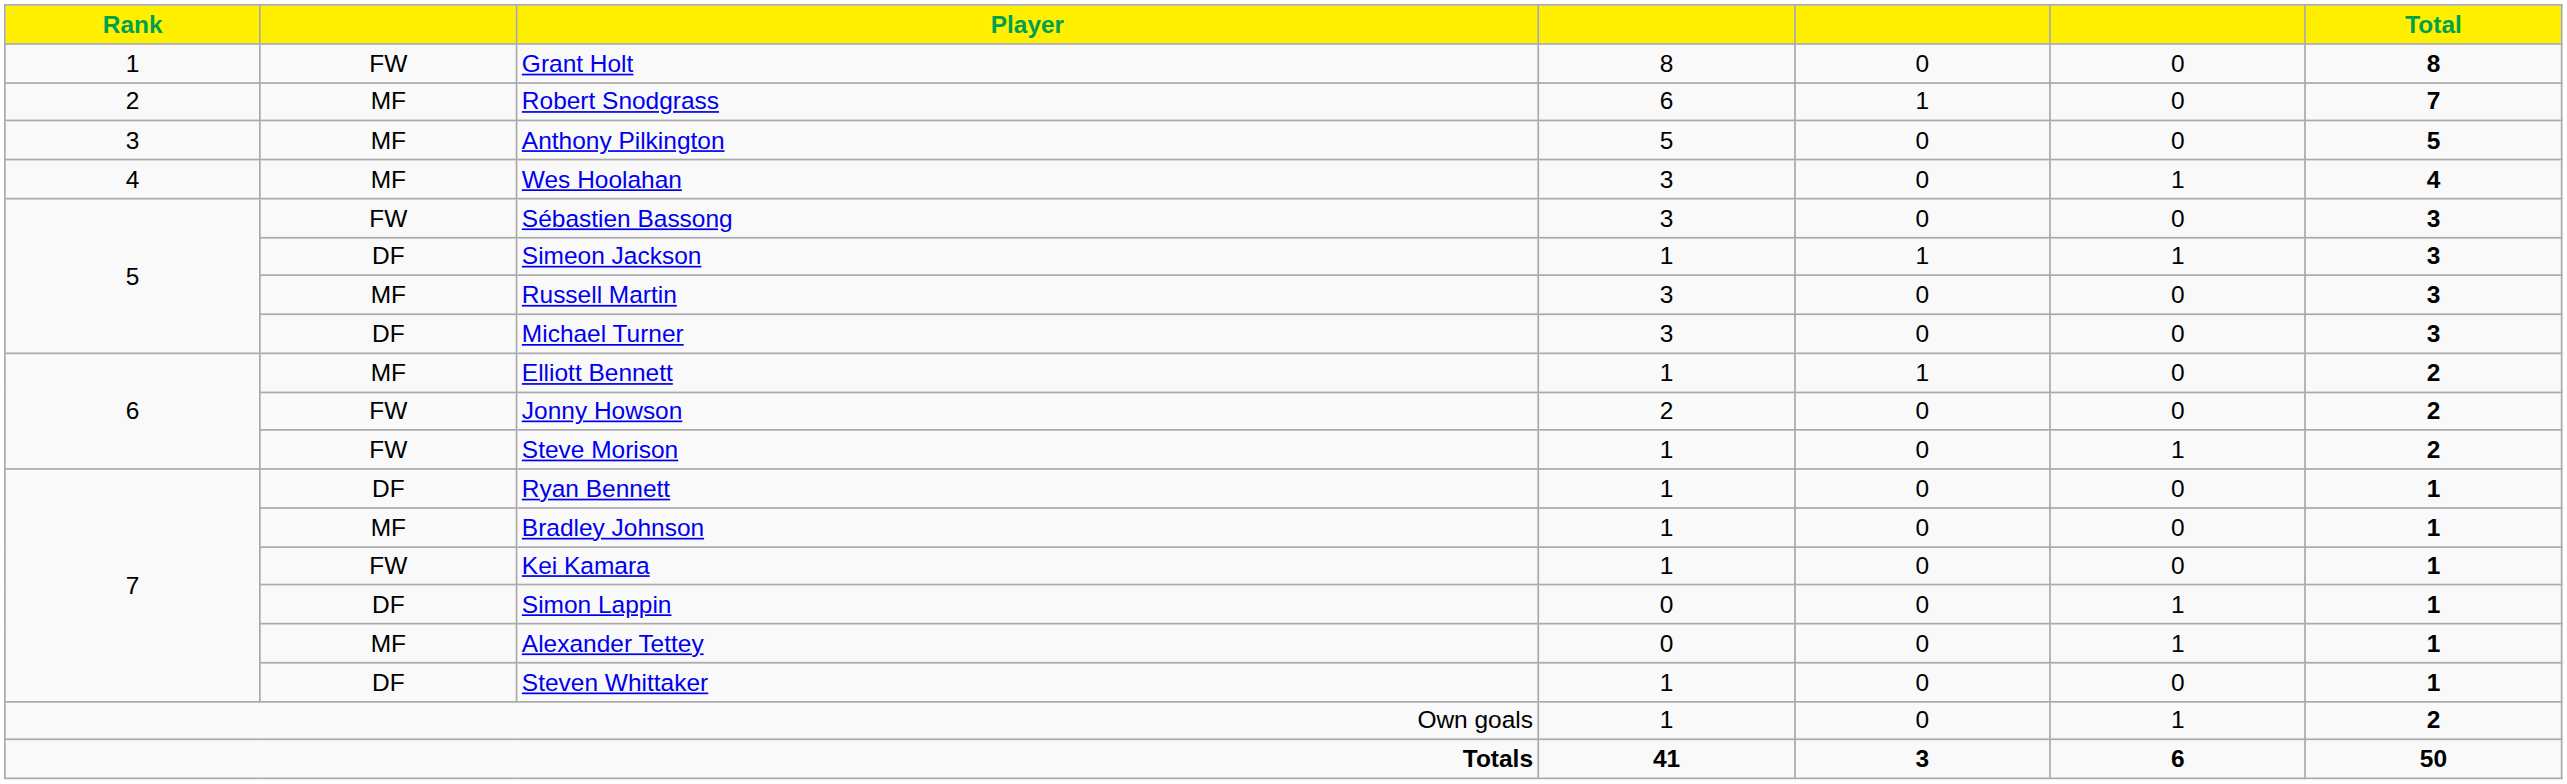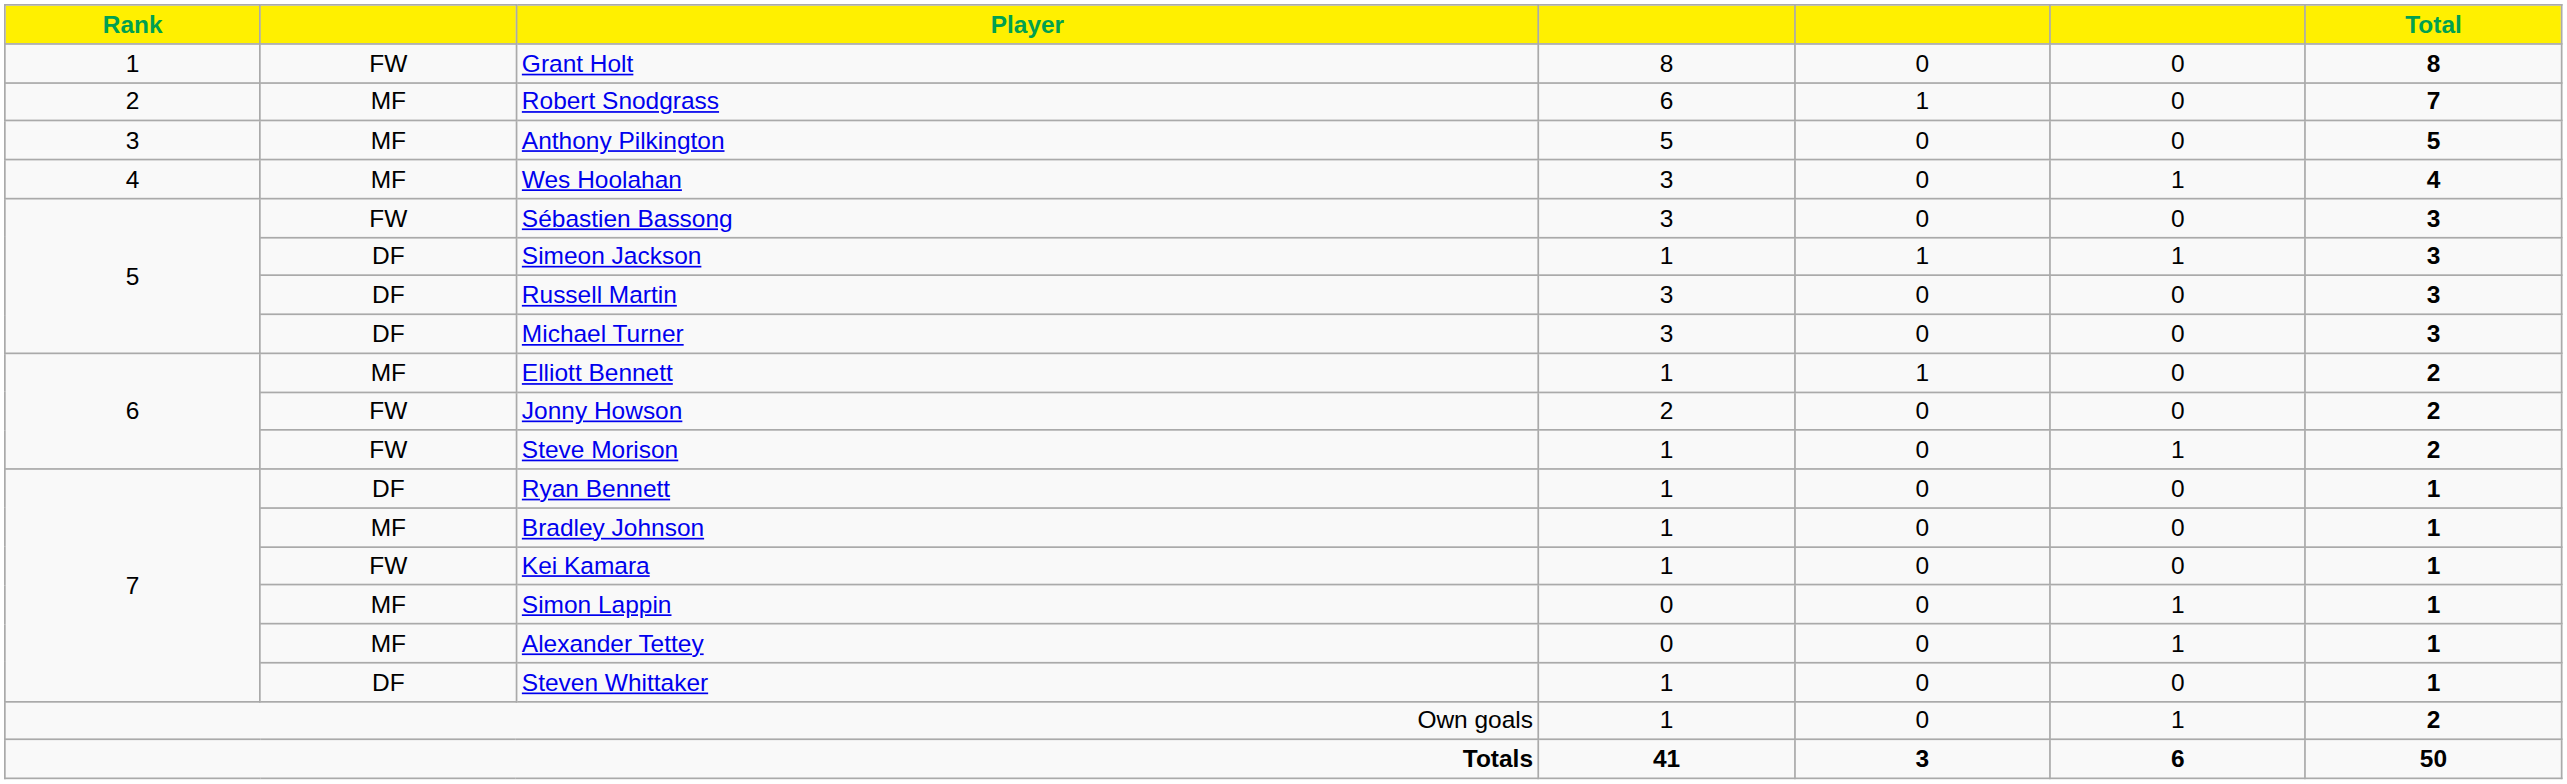(388, 295) MF -> (388, 295) DF
(388, 605) DF -> (388, 605) MF
